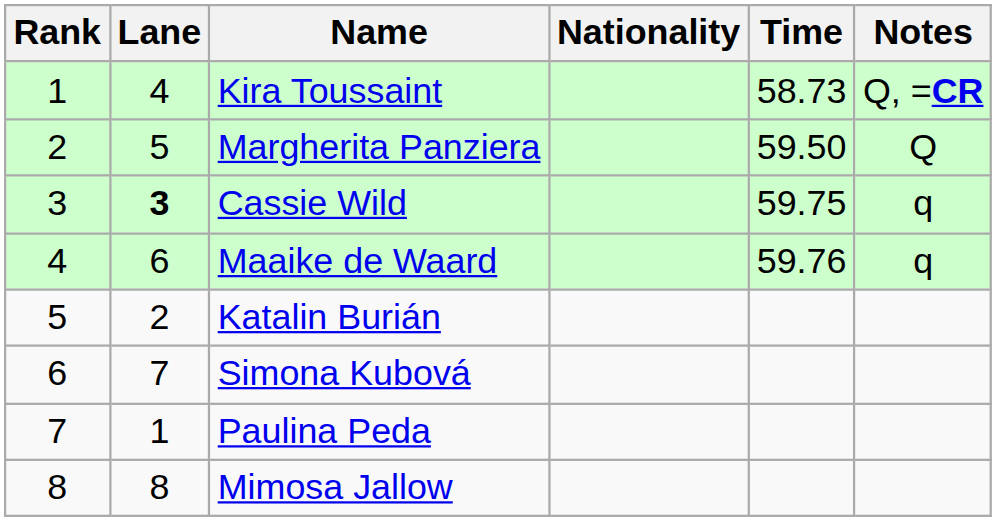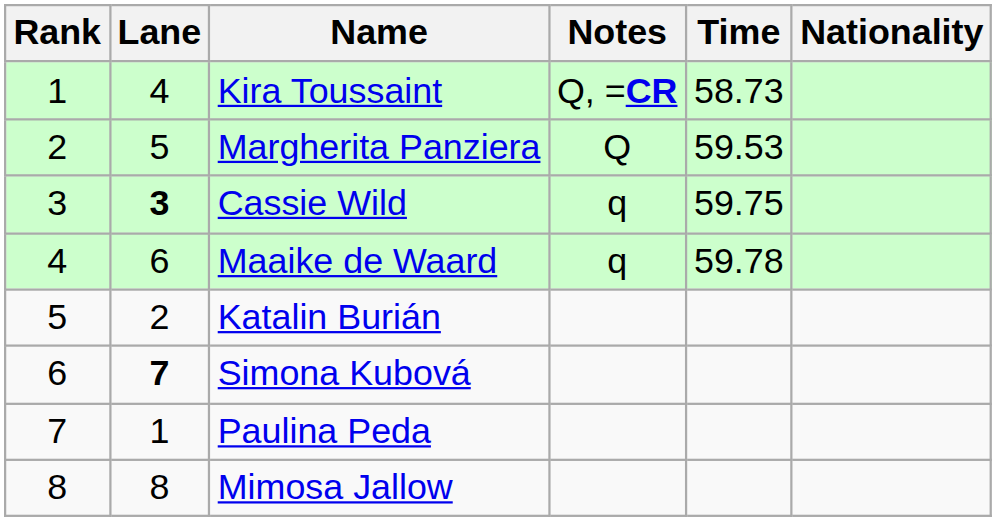columns swapped: (649, 32) <-> (923, 32)
(802, 146) 59.50 -> (739, 146) 59.53
(802, 260) 59.76 -> (739, 260) 59.78
(159, 373) normal -> (159, 373) bold
